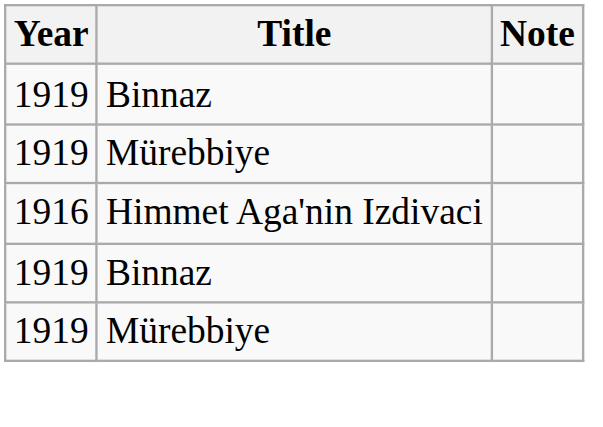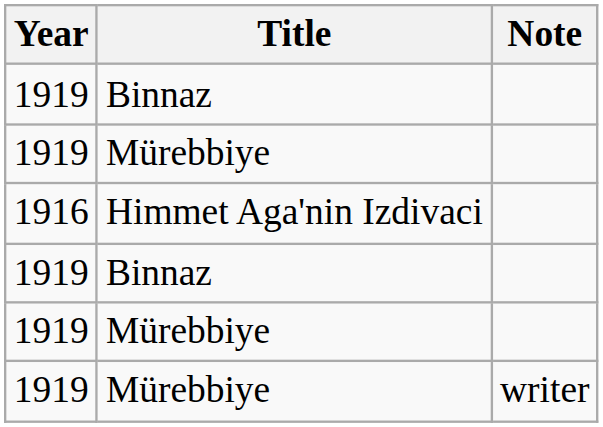+ row: (188, 390)
